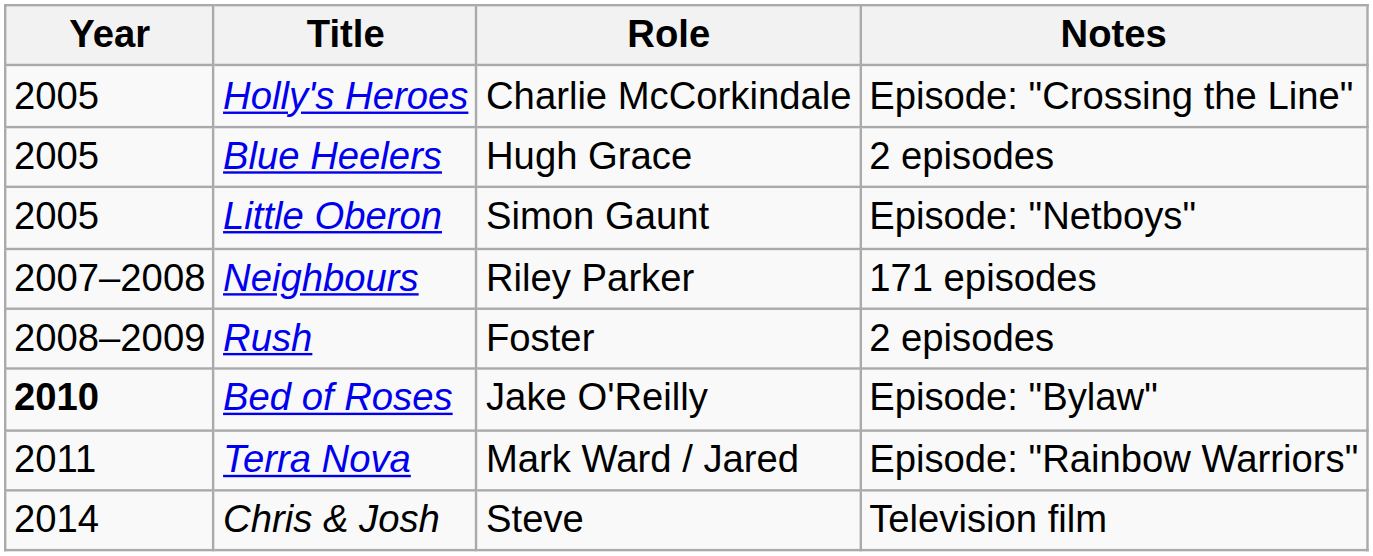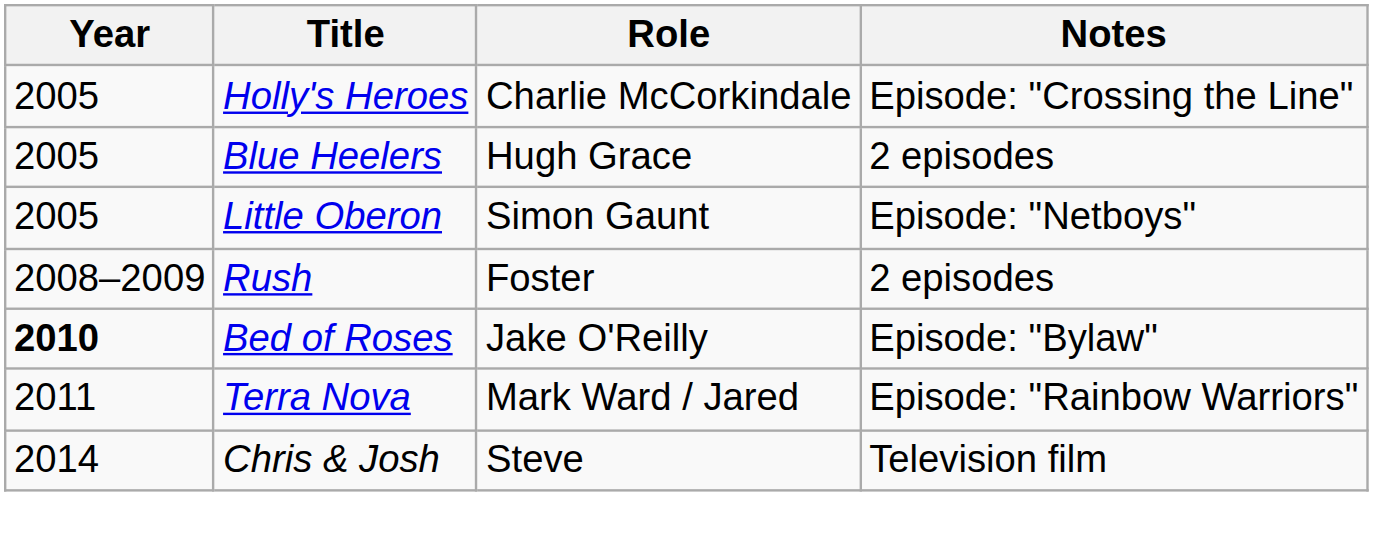- row: (321, 277)
